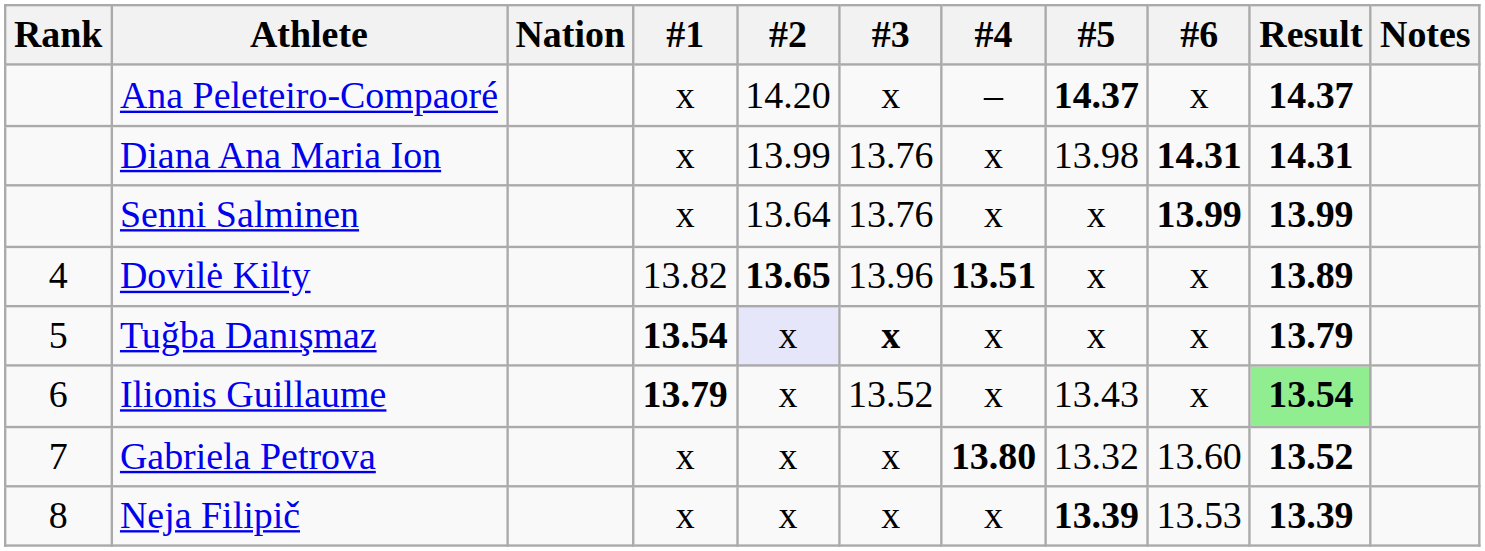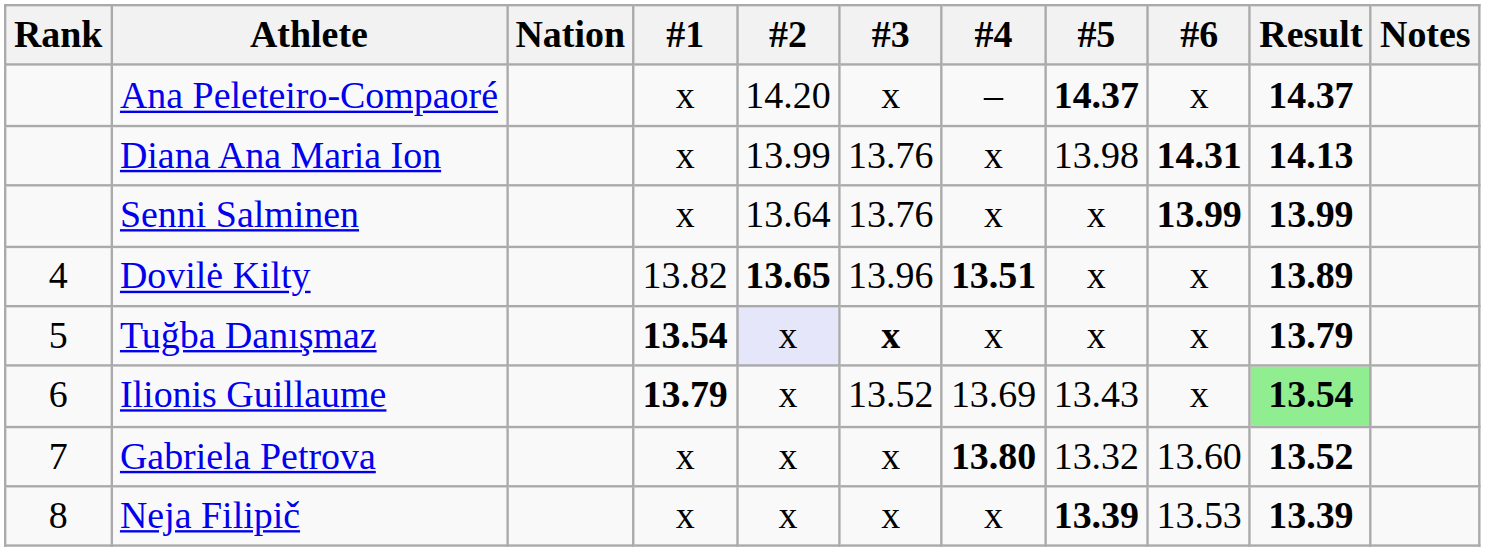(1311, 154) 14.31 -> (1311, 154) 14.13
(994, 395) x -> (994, 395) 13.69
